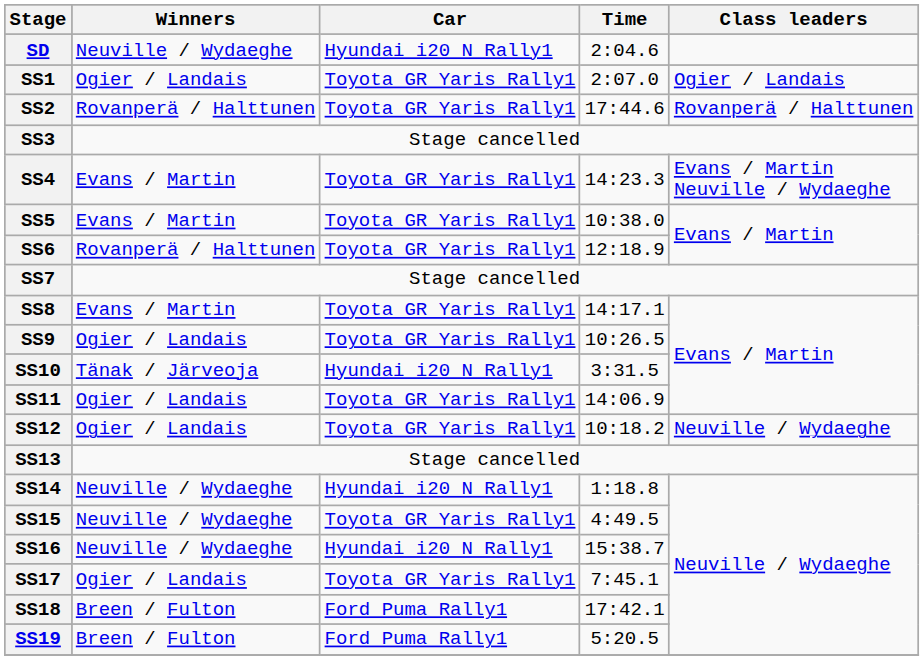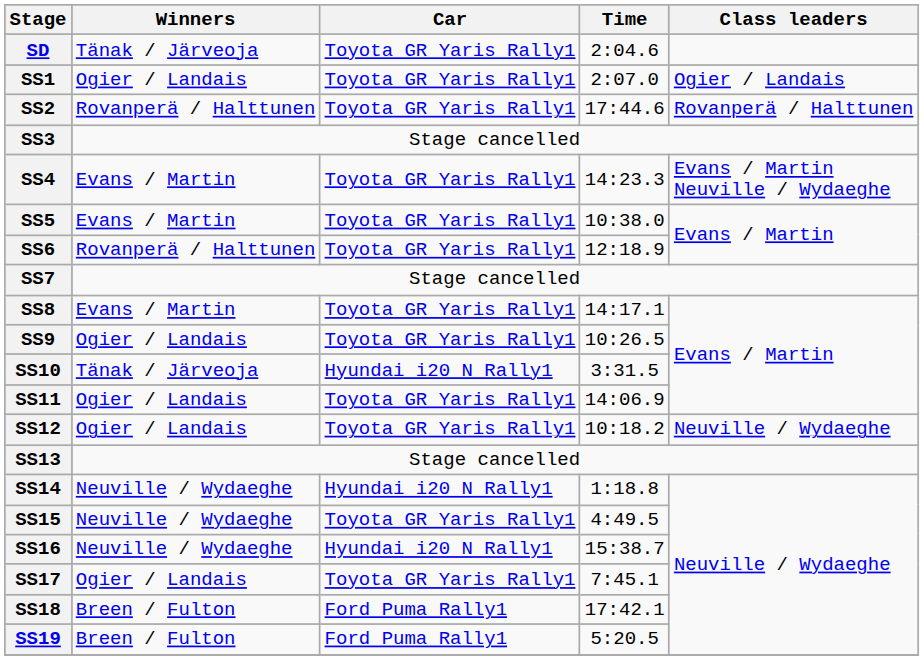(184, 50) Neuville / Wydaeghe -> (167, 50) Tänak / Järveoja
(439, 50) Hyundai i20 N Rally1 -> (450, 50) Toyota GR Yaris Rally1
